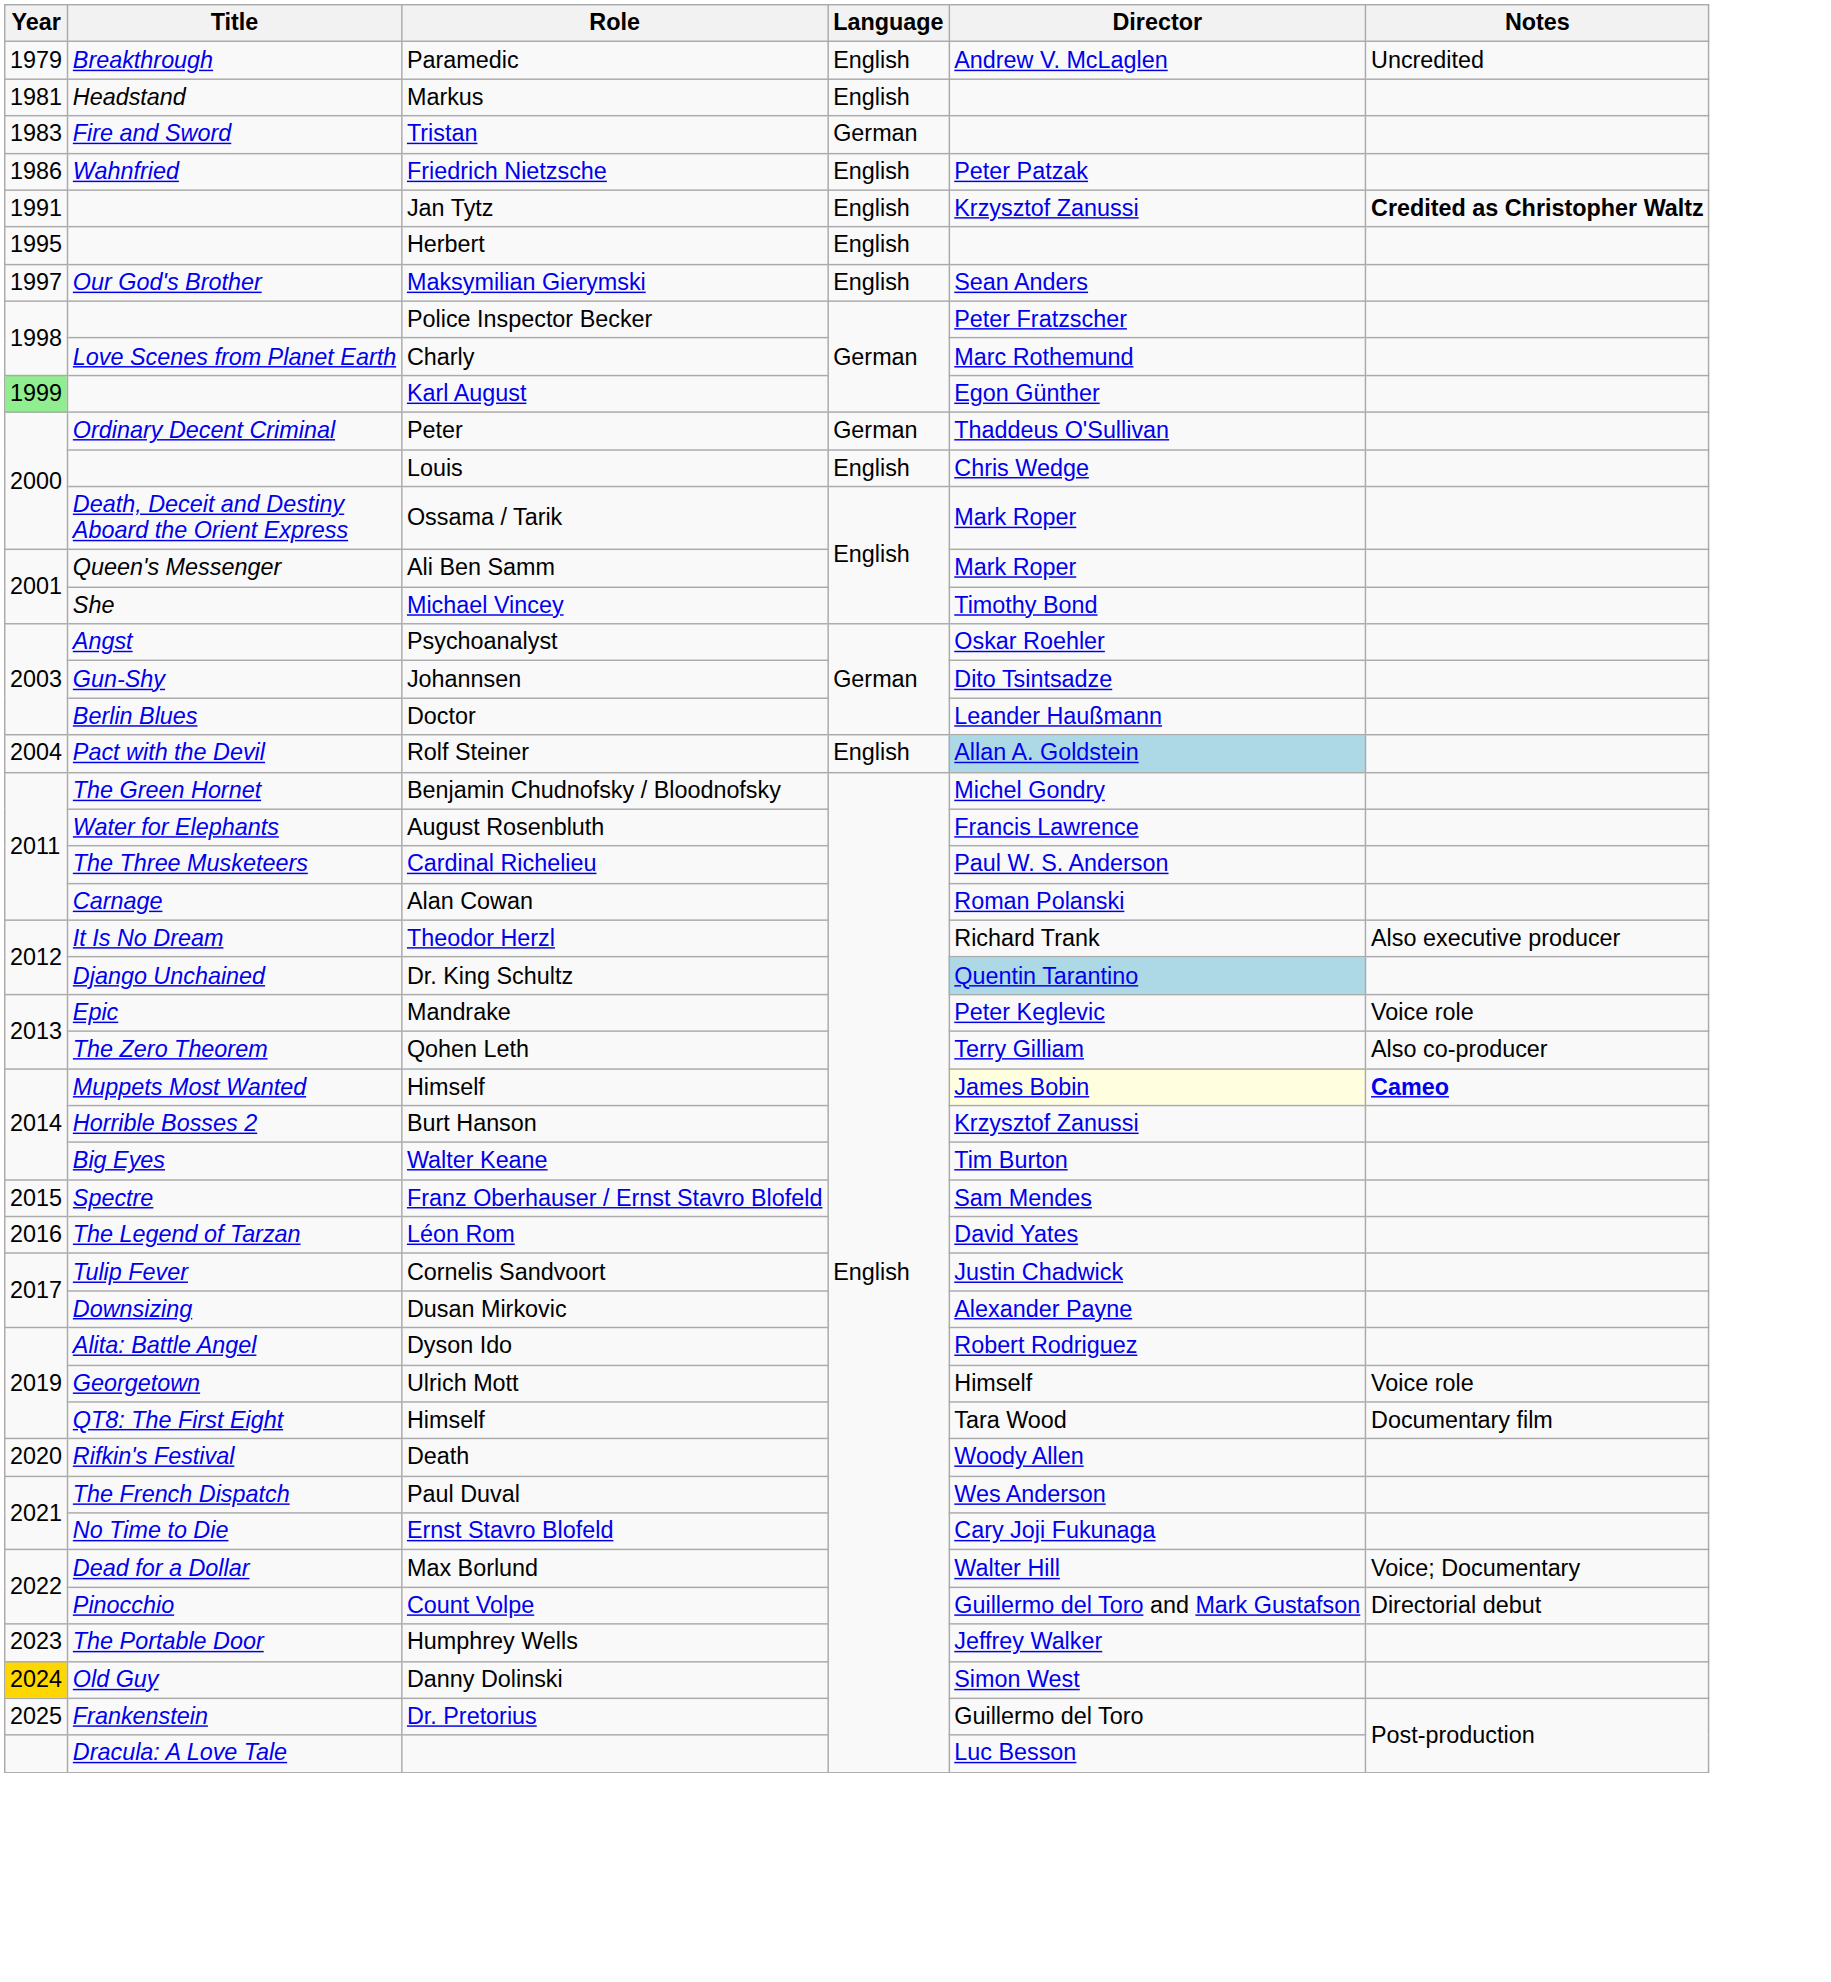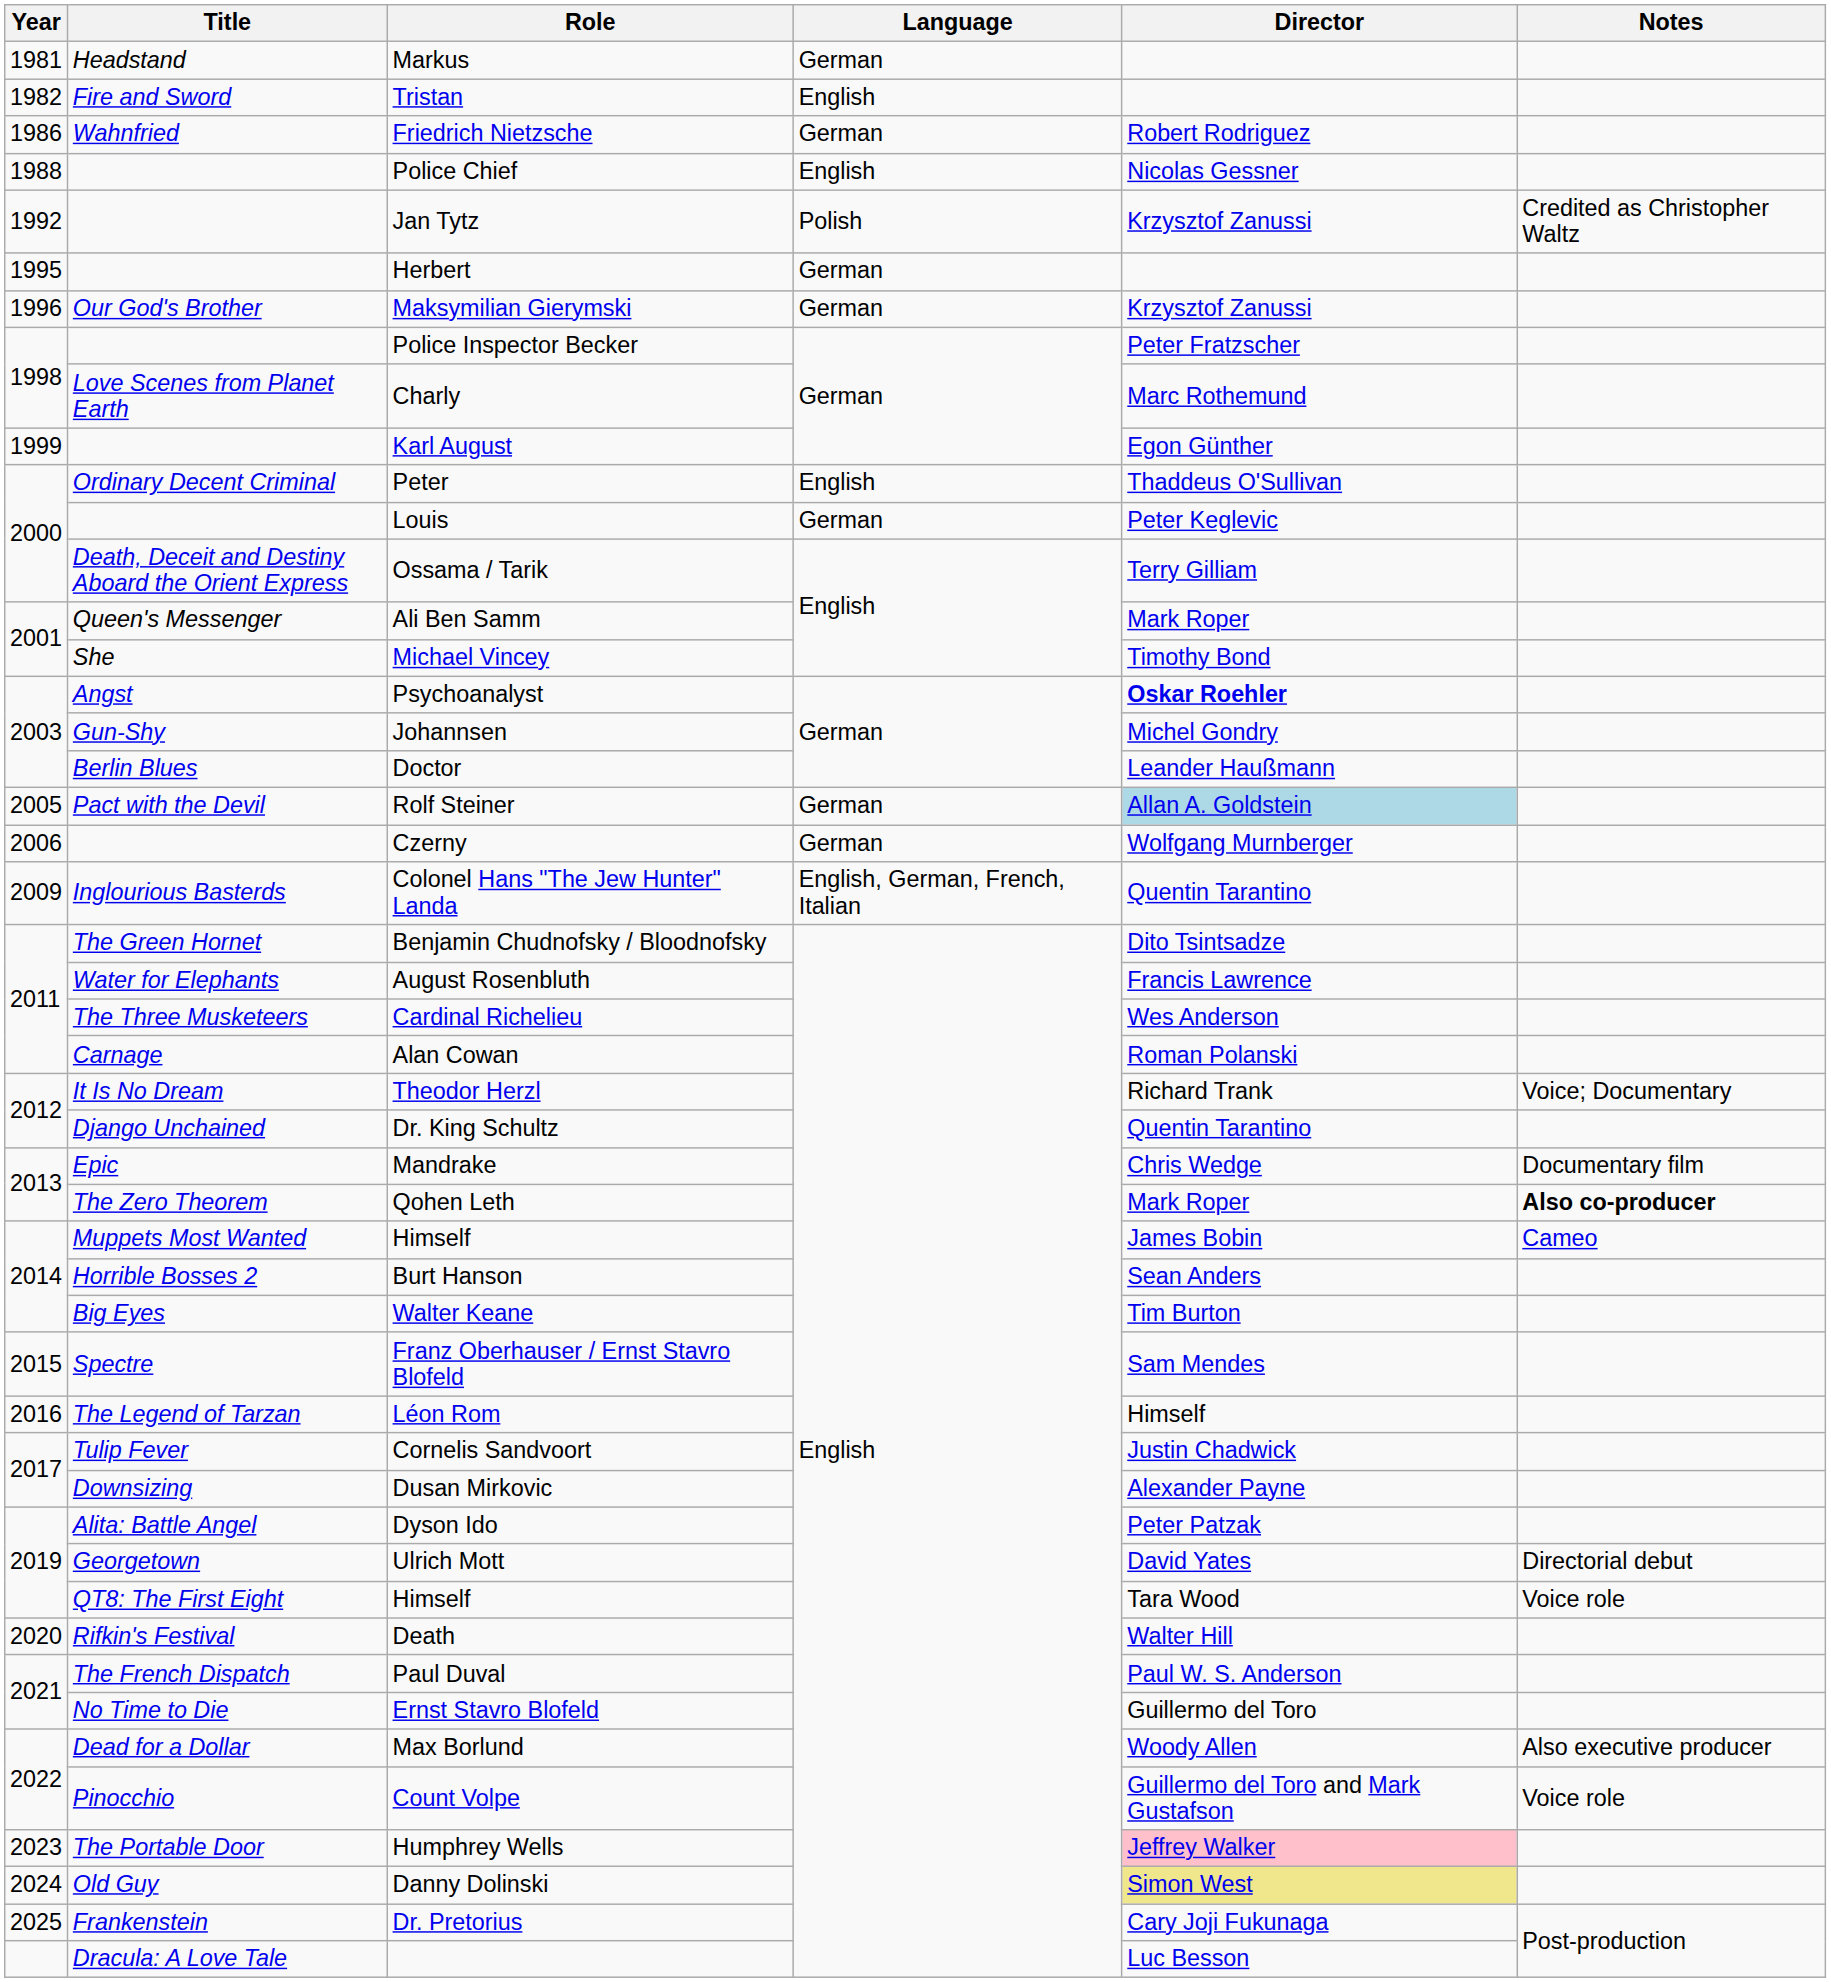- row: (143, 60)
(872, 97) English -> (841, 60) German
(36, 134) 1983 -> (36, 97) 1982
(875, 134) German -> (837, 97) English
(872, 171) English -> (841, 134) German
(1021, 171) Peter Patzak -> (1219, 134) Robert Rodriguez
+ row: (227, 171)
(36, 208) 1991 -> (36, 221) 1992
(872, 208) English -> (830, 221) Polish
(1537, 208) bold -> (1646, 221) normal
(872, 245) English -> (841, 271) German
(36, 282) 1997 -> (36, 308) 1996
(872, 282) English -> (841, 308) German
(1021, 282) Sean Anders -> (1219, 308) Krzysztof Zanussi
(36, 393) lightgreen background -> (36, 446) no background
(875, 430) German -> (837, 483) English
(872, 467) English -> (841, 520) German
(1022, 467) Chris Wedge -> (1203, 520) Peter Keglevic
(1015, 517) Mark Roper -> (1192, 570) Terry Gilliam
(1030, 642) normal -> (1207, 694) bold
(1033, 679) Dito Tsintsadze -> (1203, 731) Michel Gondry
(36, 753) 2004 -> (36, 805) 2005
(872, 753) English -> (841, 805) German
+ row: (227, 843)
+ row: (179, 893)
(1030, 790) Michel Gondry -> (1206, 943) Dito Tsintsadze
(1061, 864) Paul W. S. Anderson -> (1203, 1017) Wes Anderson
(1496, 938) Also executive producer -> (1627, 1091) Voice; Documentary
(1046, 975) lightblue background -> (1219, 1128) no background
(1030, 1012) Peter Keglevic -> (1195, 1165) Chris Wedge
(1422, 1012) Voice role -> (1613, 1165) Documentary film
(1019, 1049) Terry Gilliam -> (1188, 1202) Mark Roper
(1459, 1049) normal -> (1619, 1202) bold
(1022, 1086) lightyellow background -> (1195, 1239) no background
(1410, 1086) bold -> (1560, 1239) normal
(1046, 1123) Krzysztof Zanussi -> (1194, 1276) Sean Anders
(1016, 1234) David Yates -> (1166, 1414) Himself
(1046, 1345) Robert Rodriguez -> (1194, 1525) Peter Patzak
(993, 1383) Himself -> (1189, 1562) David Yates
(1422, 1383) Voice role -> (1607, 1562) Directorial debut
(1462, 1420) Documentary film -> (1574, 1599) Voice role
(1019, 1457) Woody Allen -> (1180, 1636) Walter Hill
(1030, 1494) Wes Anderson -> (1234, 1673) Paul W. S. Anderson
(1055, 1531) Cary Joji Fukunaga -> (1222, 1710) Guillermo del Toro
(1007, 1568) Walter Hill -> (1192, 1747) Woody Allen
(1476, 1568) Voice; Documentary -> (1647, 1747) Also executive producer
(1456, 1605) Directorial debut -> (1574, 1797) Voice role
(1028, 1642) no background -> (1201, 1847) pink background
(36, 1679) gold background -> (36, 1884) no background
(1017, 1679) no background -> (1190, 1884) khaki background
(1049, 1716) Guillermo del Toro -> (1228, 1921) Cary Joji Fukunaga
